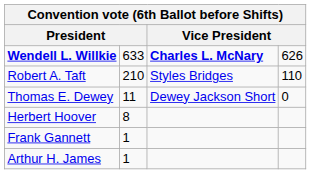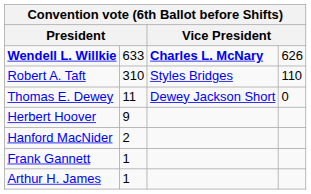(133, 76) 210 -> (133, 76) 310
(126, 117) 8 -> (126, 117) 9
+ row: (60, 138)
